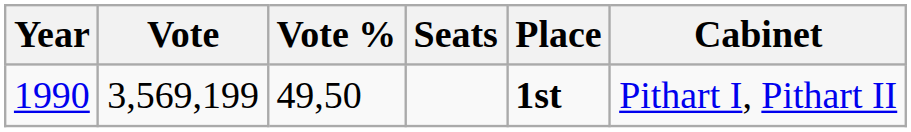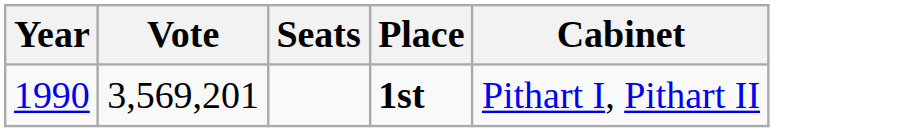- column: (336, 34)
(183, 94) 3,569,199 -> (183, 94) 3,569,201
